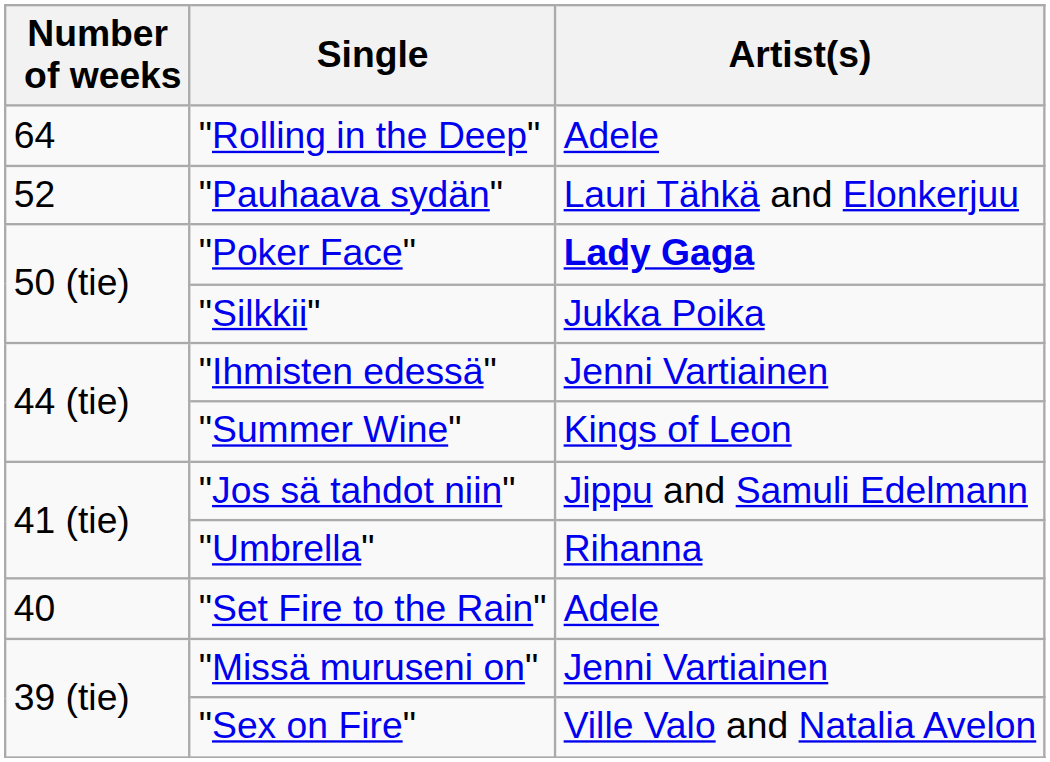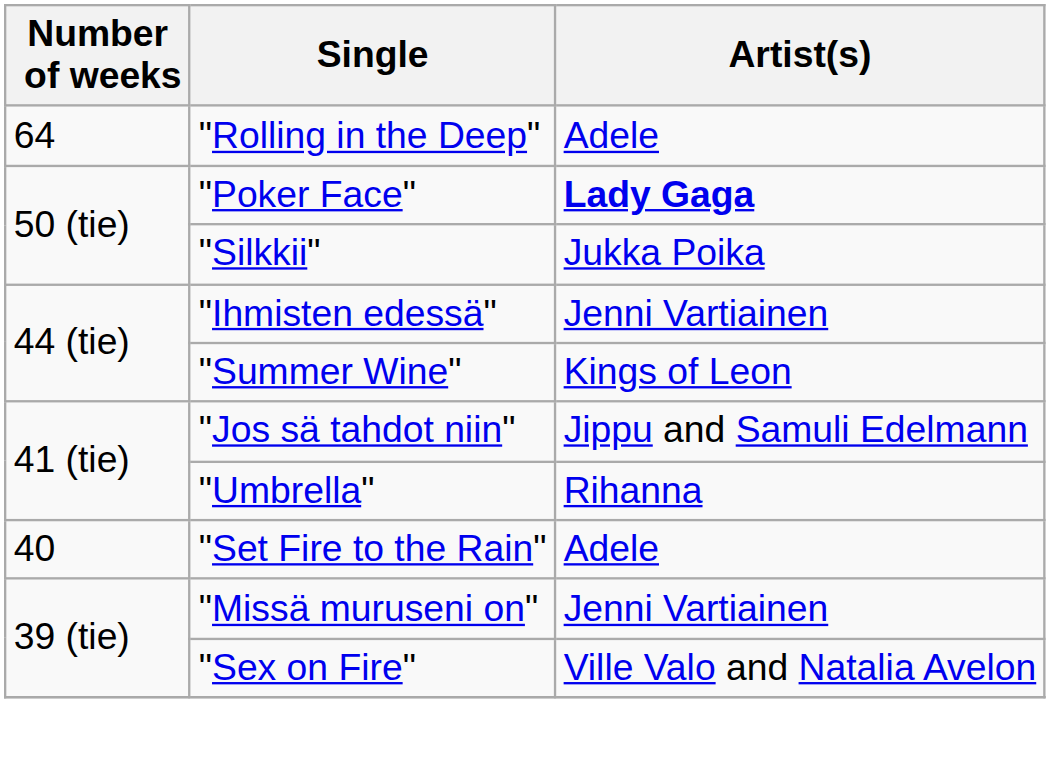- row: (351, 194)
